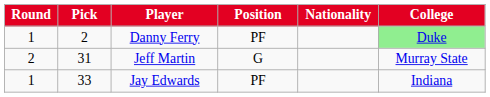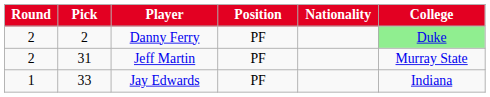(31, 37) 1 -> (31, 37) 2
(258, 59) G -> (258, 59) PF
